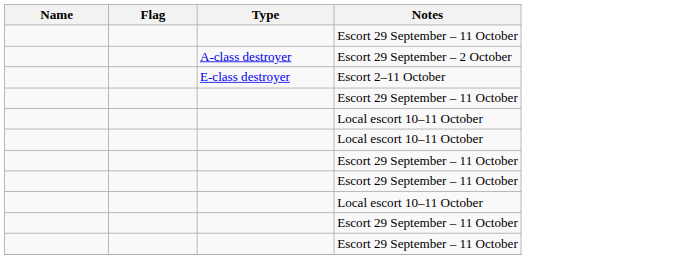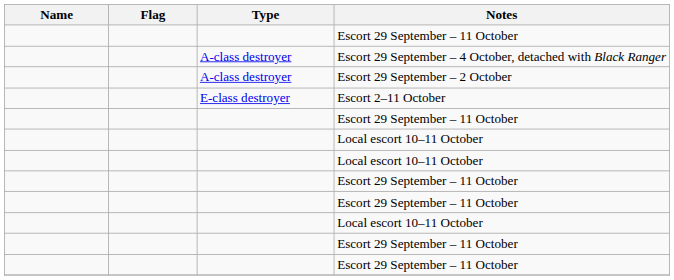+ row: (246, 56)
